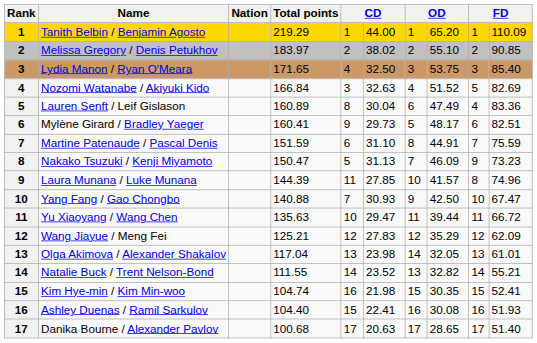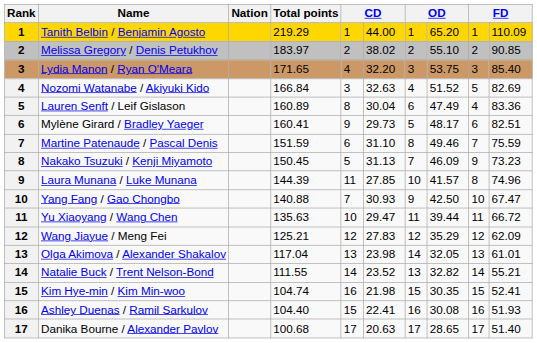(381, 69) 32.50 -> (381, 69) 32.20
(444, 143) 44.91 -> (444, 143) 49.46
(291, 161) 150.47 -> (291, 161) 150.45
